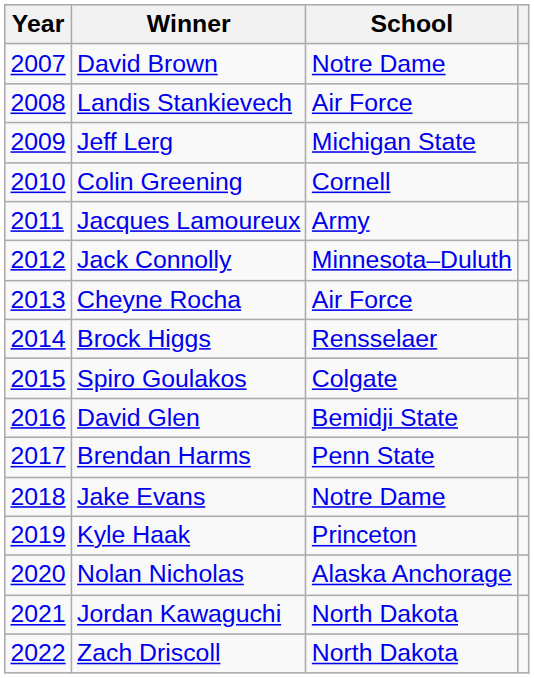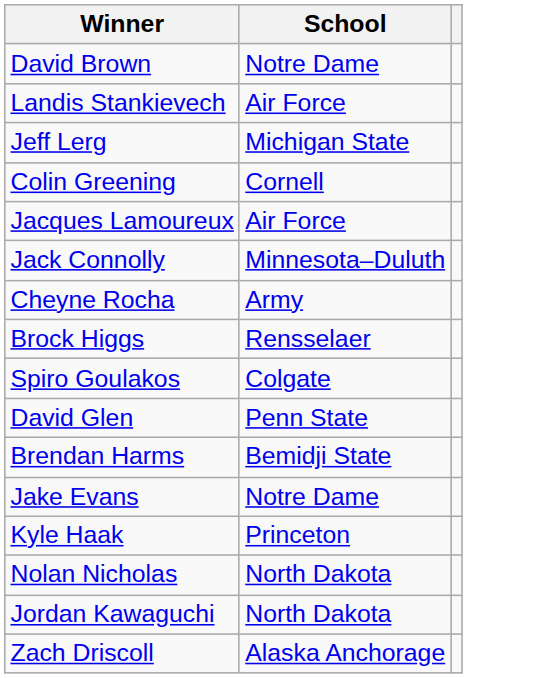- column: (38, 24)
(341, 220) Army -> (296, 220) Air Force
(362, 299) Air Force -> (274, 299) Army
(385, 417) Bemidji State -> (307, 417) Penn State
(373, 456) Penn State -> (318, 456) Bemidji State
(412, 574) Alaska Anchorage -> (318, 574) North Dakota
(385, 653) North Dakota -> (345, 653) Alaska Anchorage
